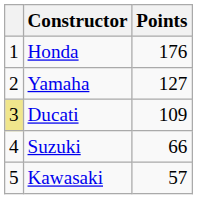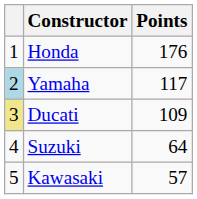(14, 83) no background -> (14, 83) lightblue background
(173, 83) 127 -> (173, 83) 117
(178, 146) 66 -> (178, 146) 64
